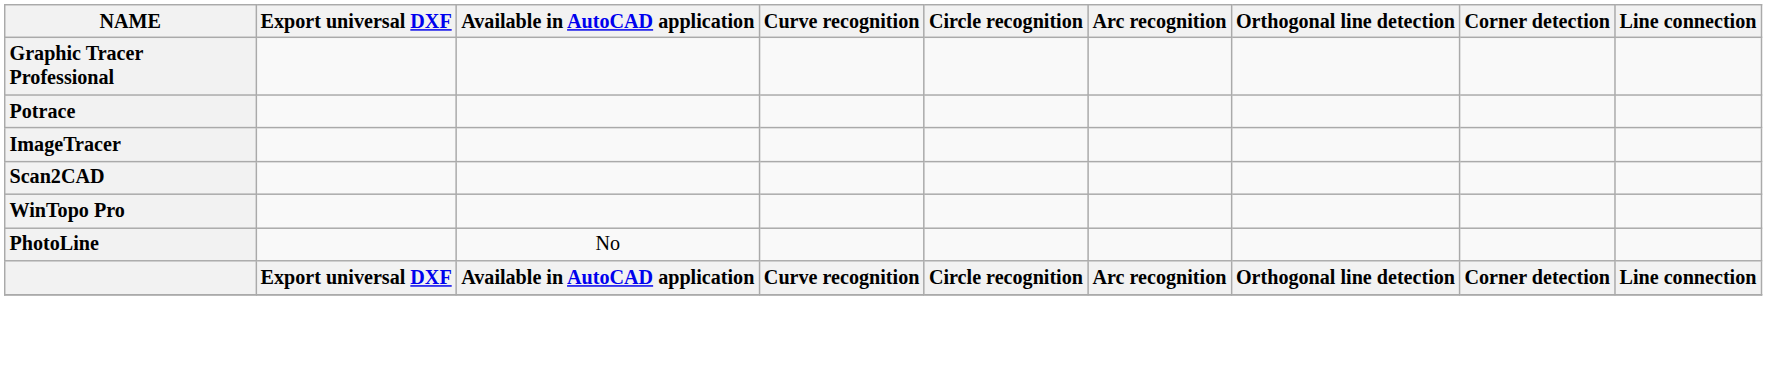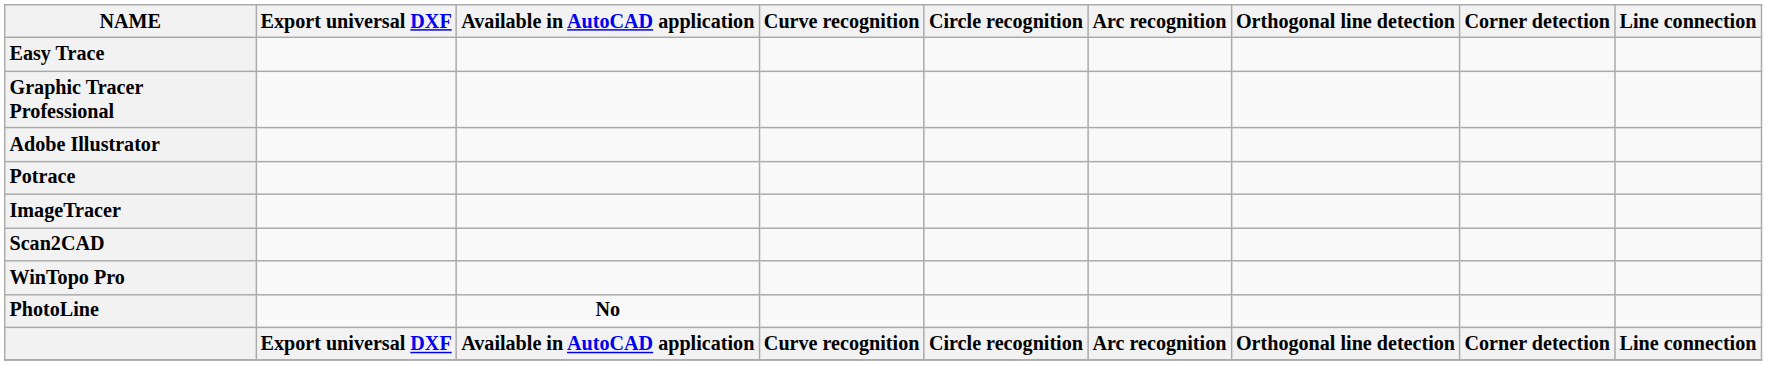+ row: (57, 53)
+ row: (85, 144)
(608, 243) normal -> (608, 310) bold
